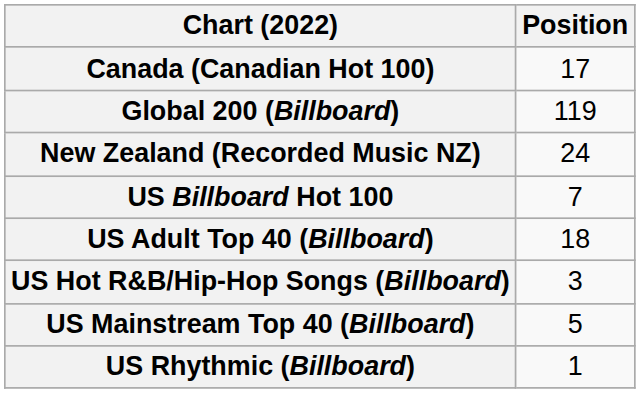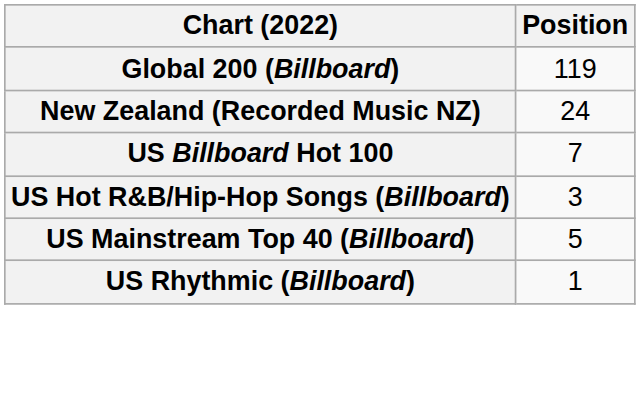- row: (260, 68)
- row: (260, 238)
